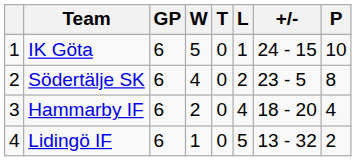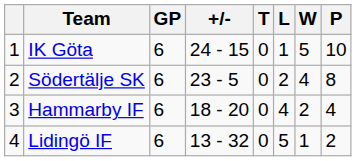columns swapped: (199, 19) <-> (287, 19)
